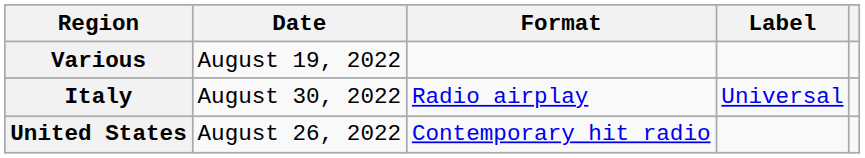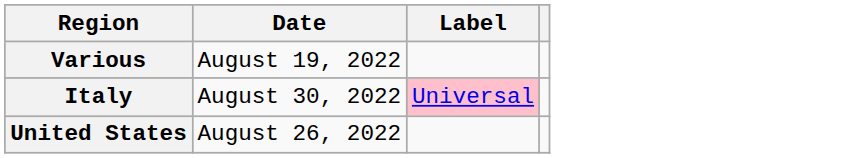- column: (561, 23)
(782, 97) no background -> (473, 97) pink background
